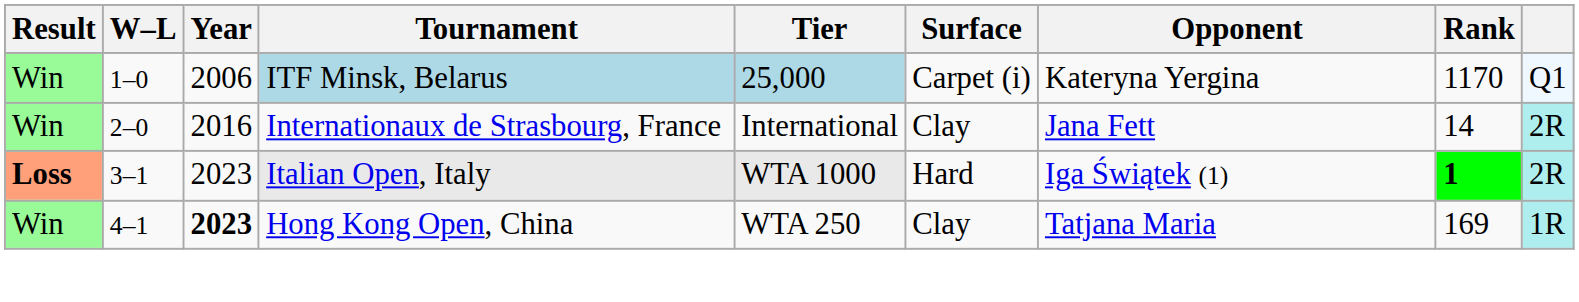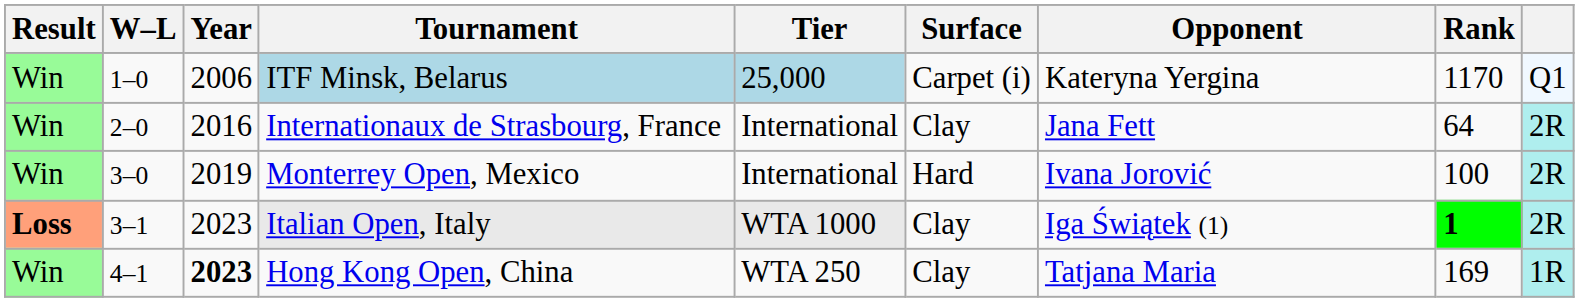(1458, 126) 14 -> (1458, 126) 64
+ row: (423, 175)
(943, 175) Hard -> (941, 223) Clay
